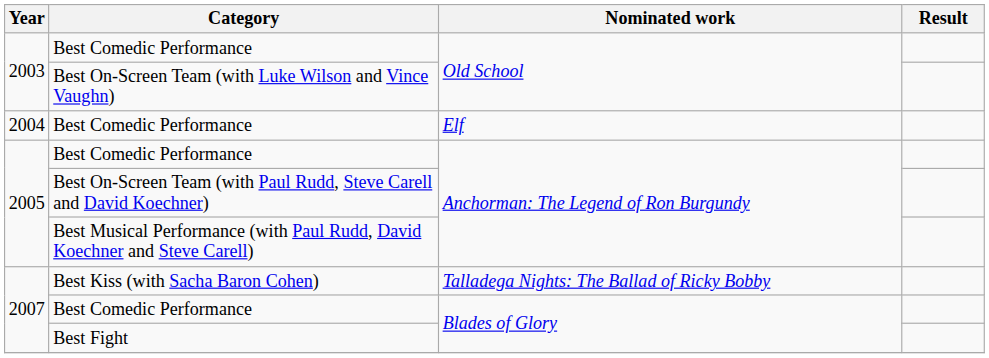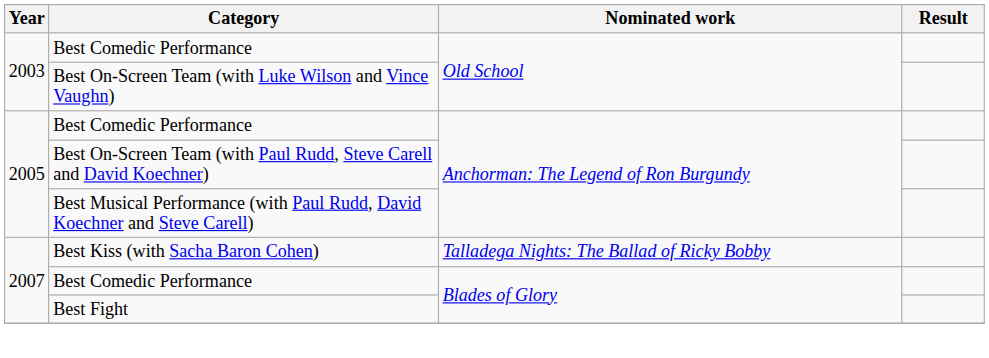- row: (153, 125)
